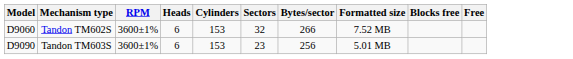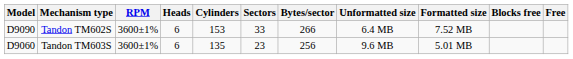+ column: (377, 12)
(21, 29) D9060 -> (21, 29) D9090
(260, 29) 32 -> (260, 29) 33
(21, 45) D9090 -> (21, 45) D9060
(217, 45) 153 -> (217, 45) 135
